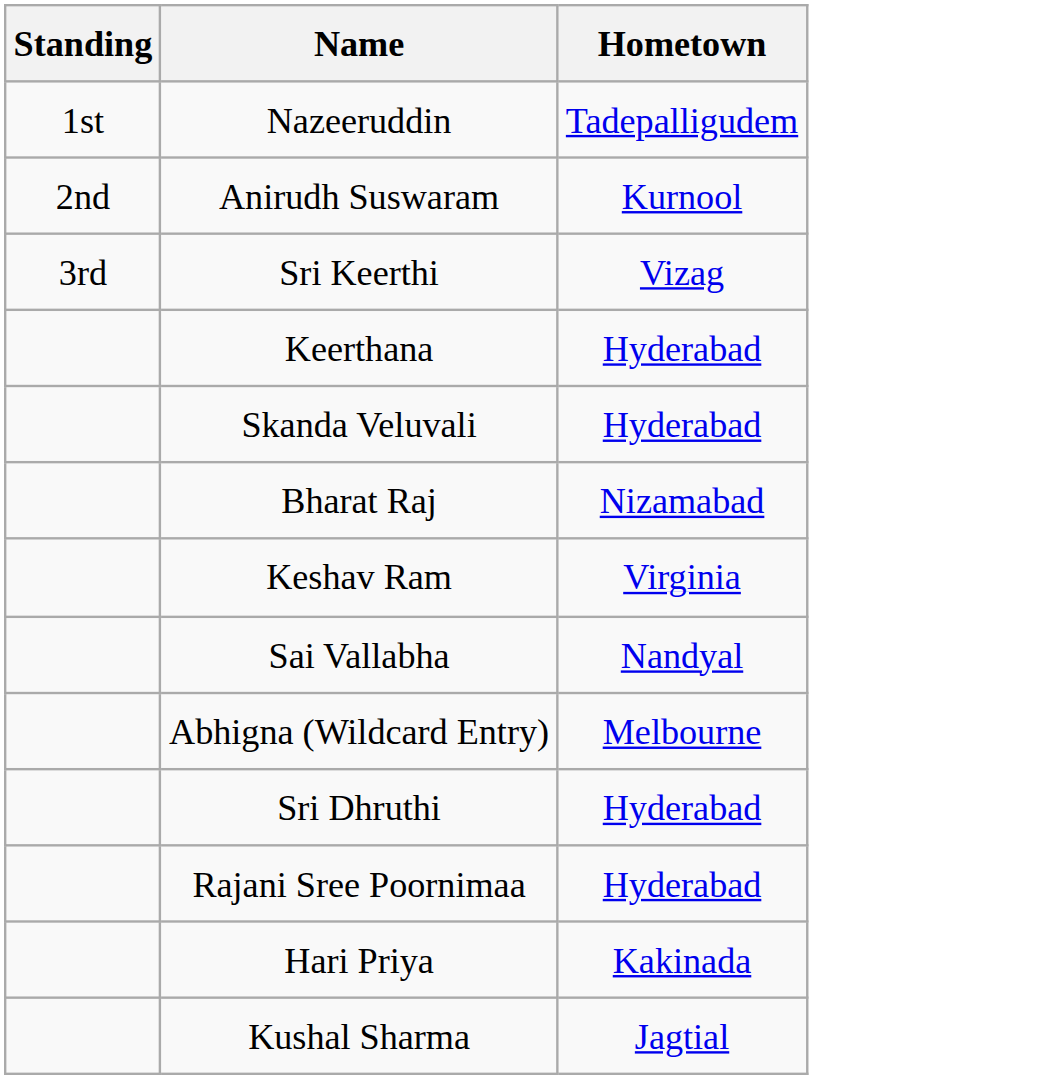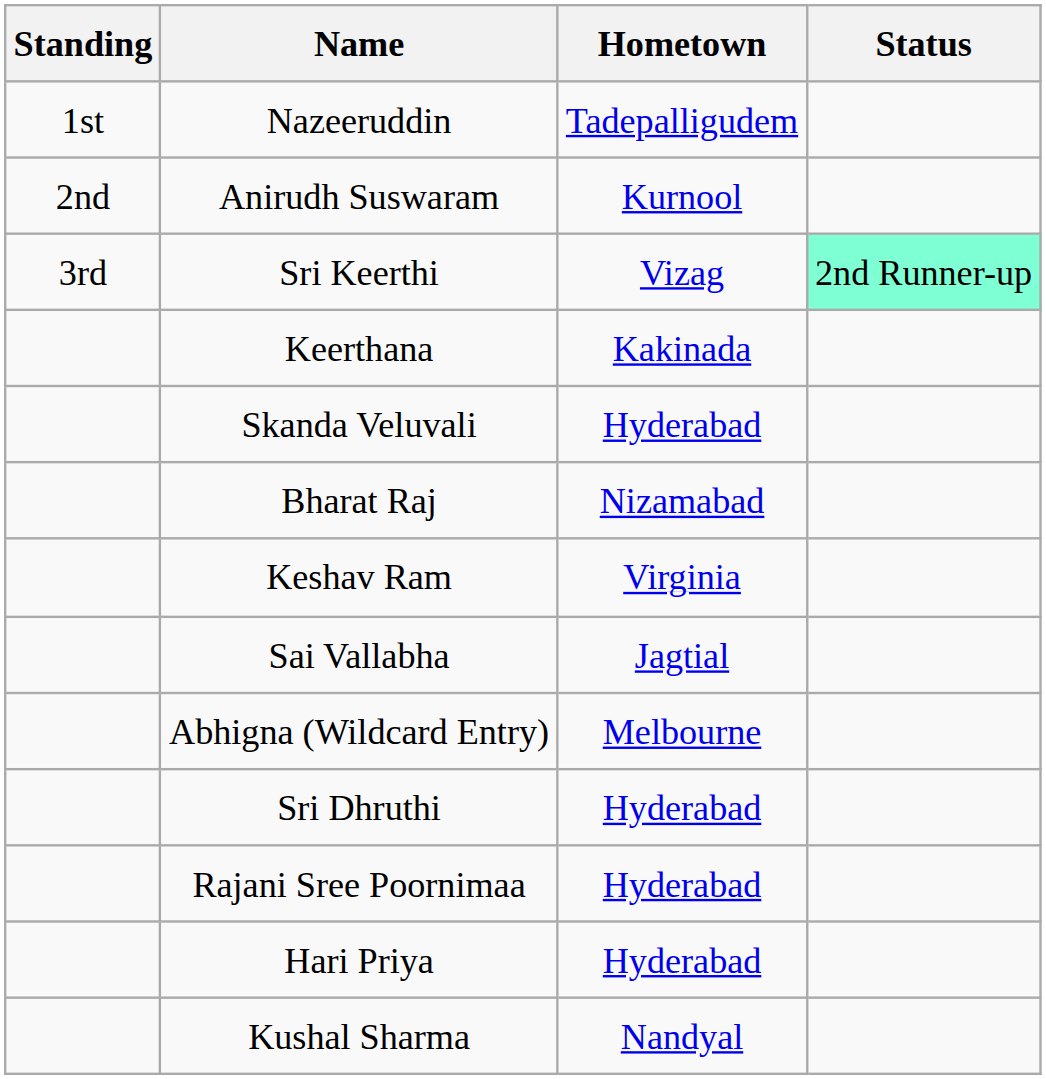+ column: (924, 44)
(682, 349) Hyderabad -> (682, 349) Kakinada
(682, 654) Nandyal -> (682, 654) Jagtial
(682, 959) Kakinada -> (682, 959) Hyderabad
(682, 1036) Jagtial -> (682, 1036) Nandyal
